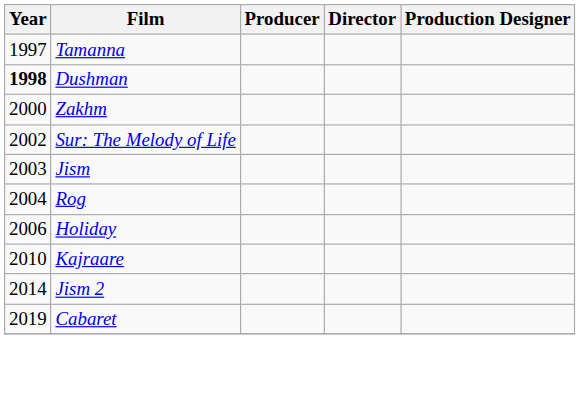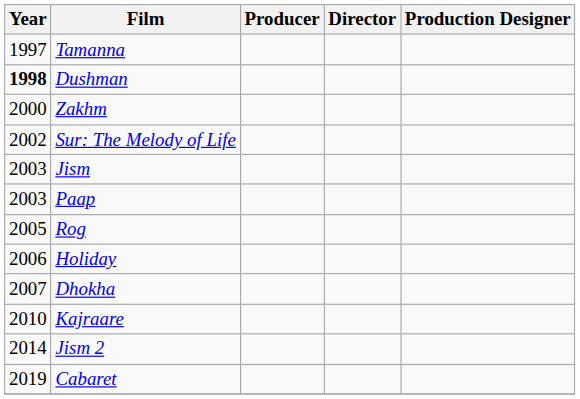+ row: (75, 199)
(28, 199) 2004 -> (28, 229) 2005
+ row: (85, 288)
